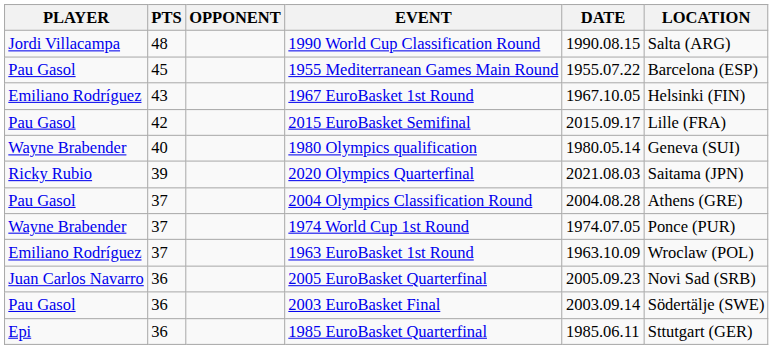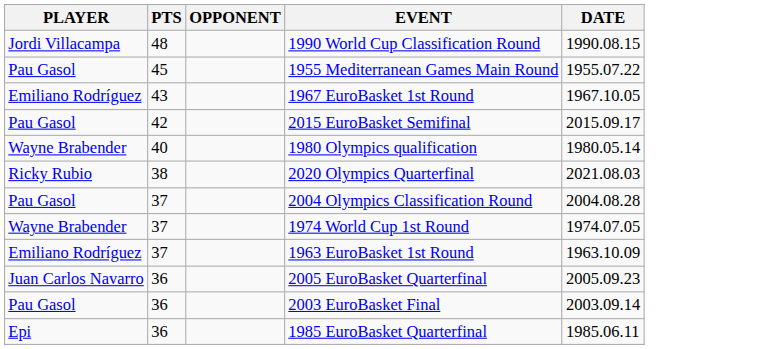- column: (706, 17)
(160, 174) 39 -> (160, 174) 38
